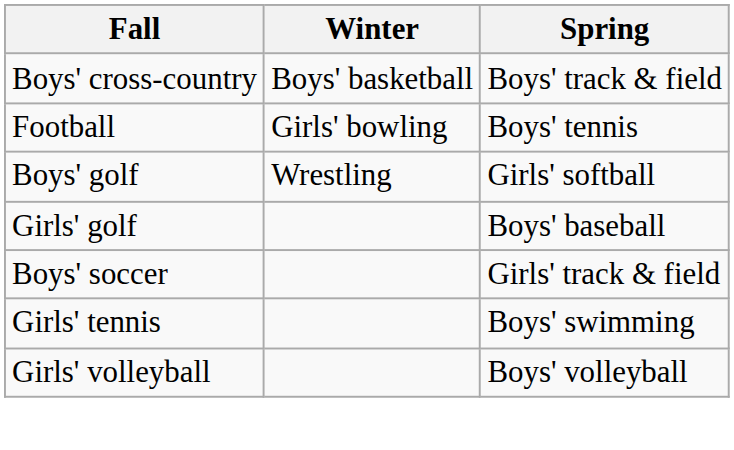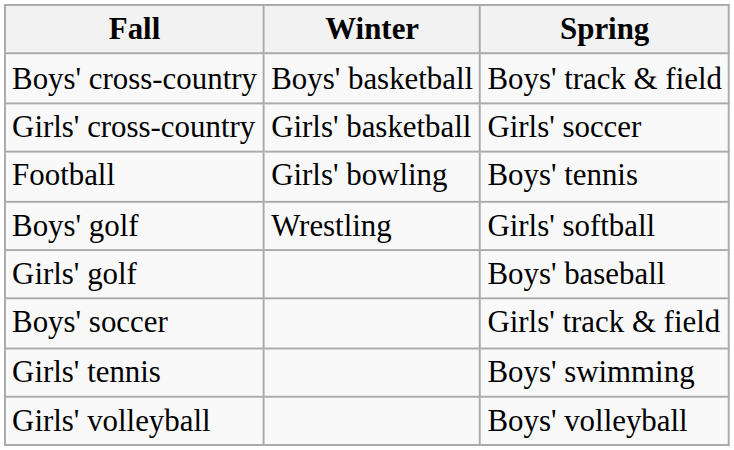+ row: (134, 126)
